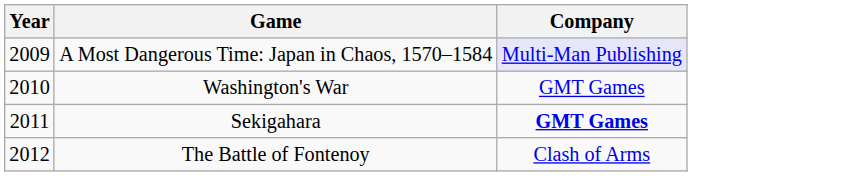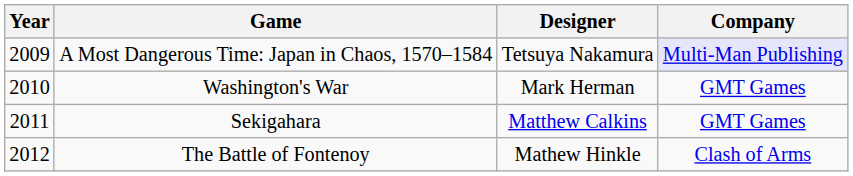+ column: (578, 21)
(592, 121) bold -> (753, 121) normal
